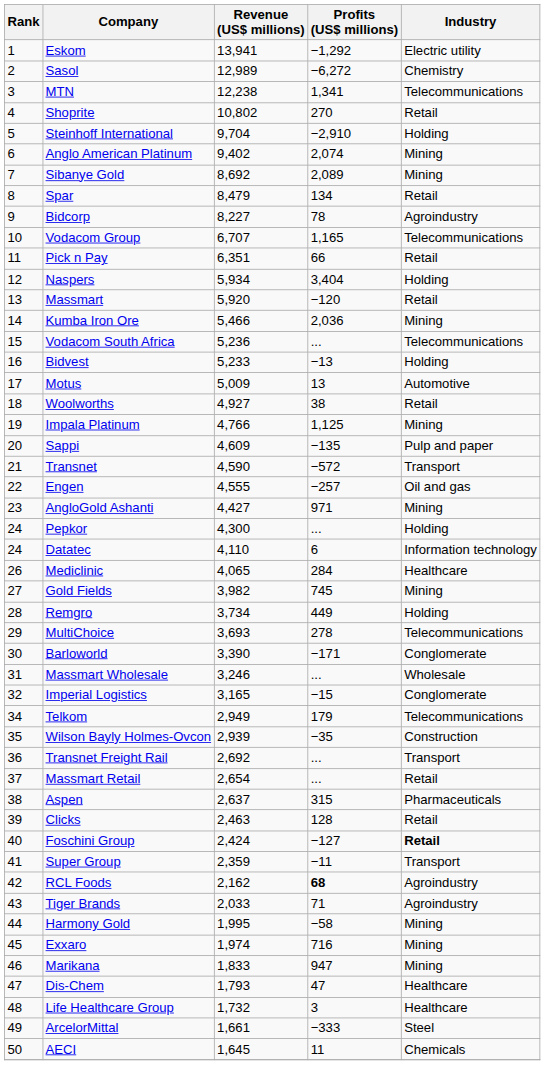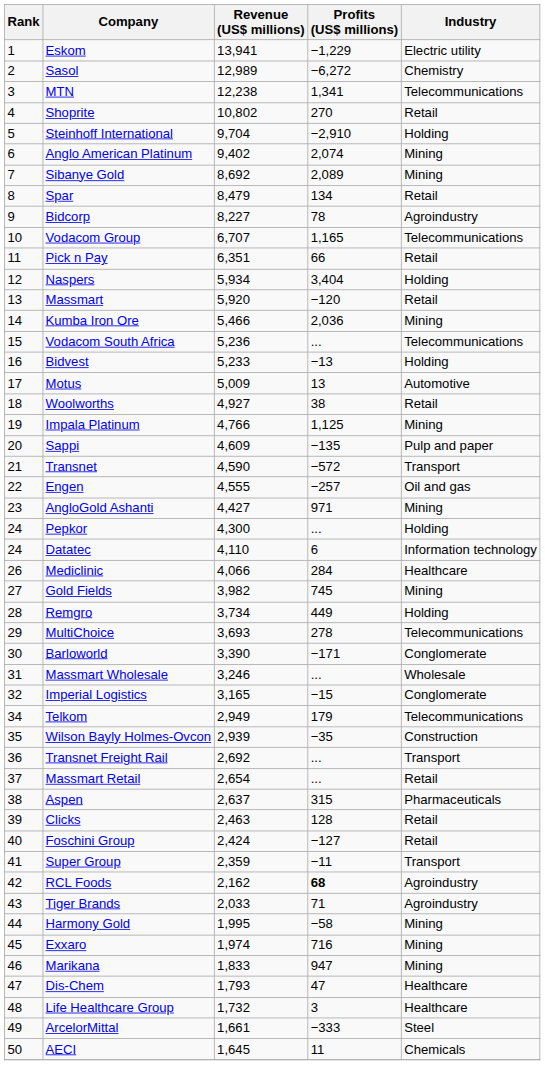(331, 50) −1,292 -> (331, 50) −1,229
(234, 570) 4,065 -> (234, 570) 4,066
(422, 841) bold -> (421, 841) normal
